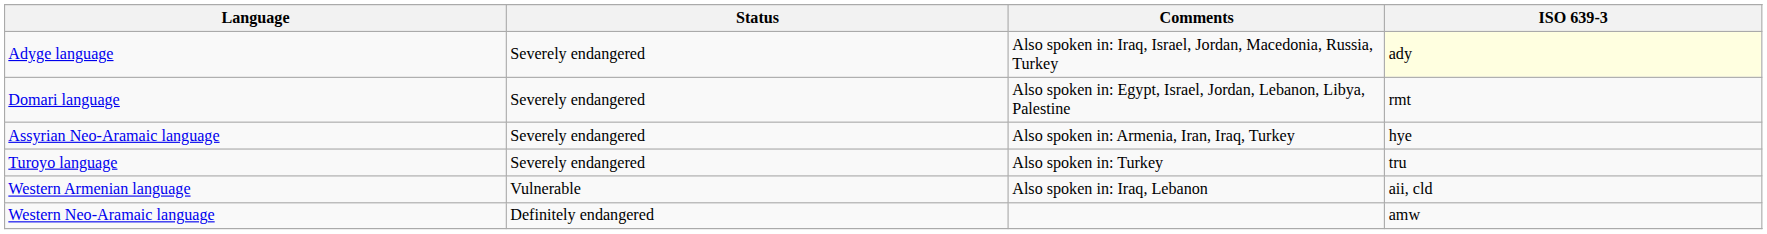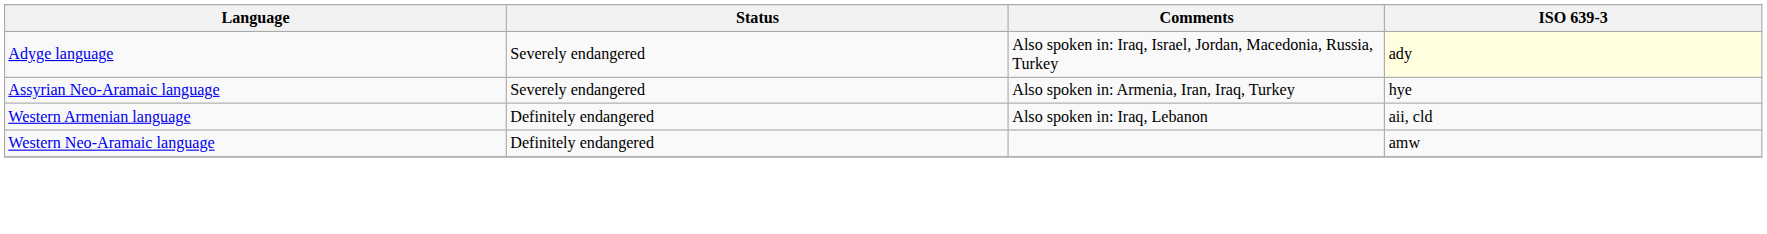- row: (64, 99)
- row: (63, 162)
(546, 189) Vulnerable -> (582, 117) Definitely endangered
